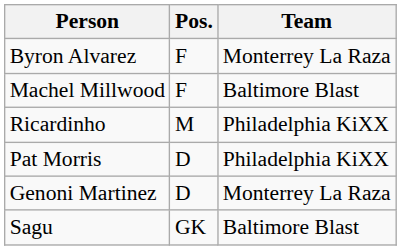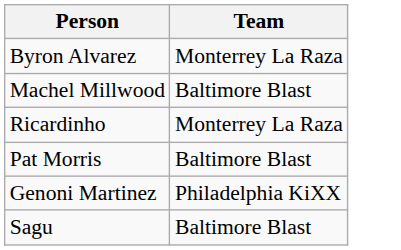- column: (194, 21)
(306, 124) Philadelphia KiXX -> (259, 124) Monterrey La Raza
(306, 158) Philadelphia KiXX -> (243, 158) Baltimore Blast
(307, 192) Monterrey La Raza -> (258, 192) Philadelphia KiXX
